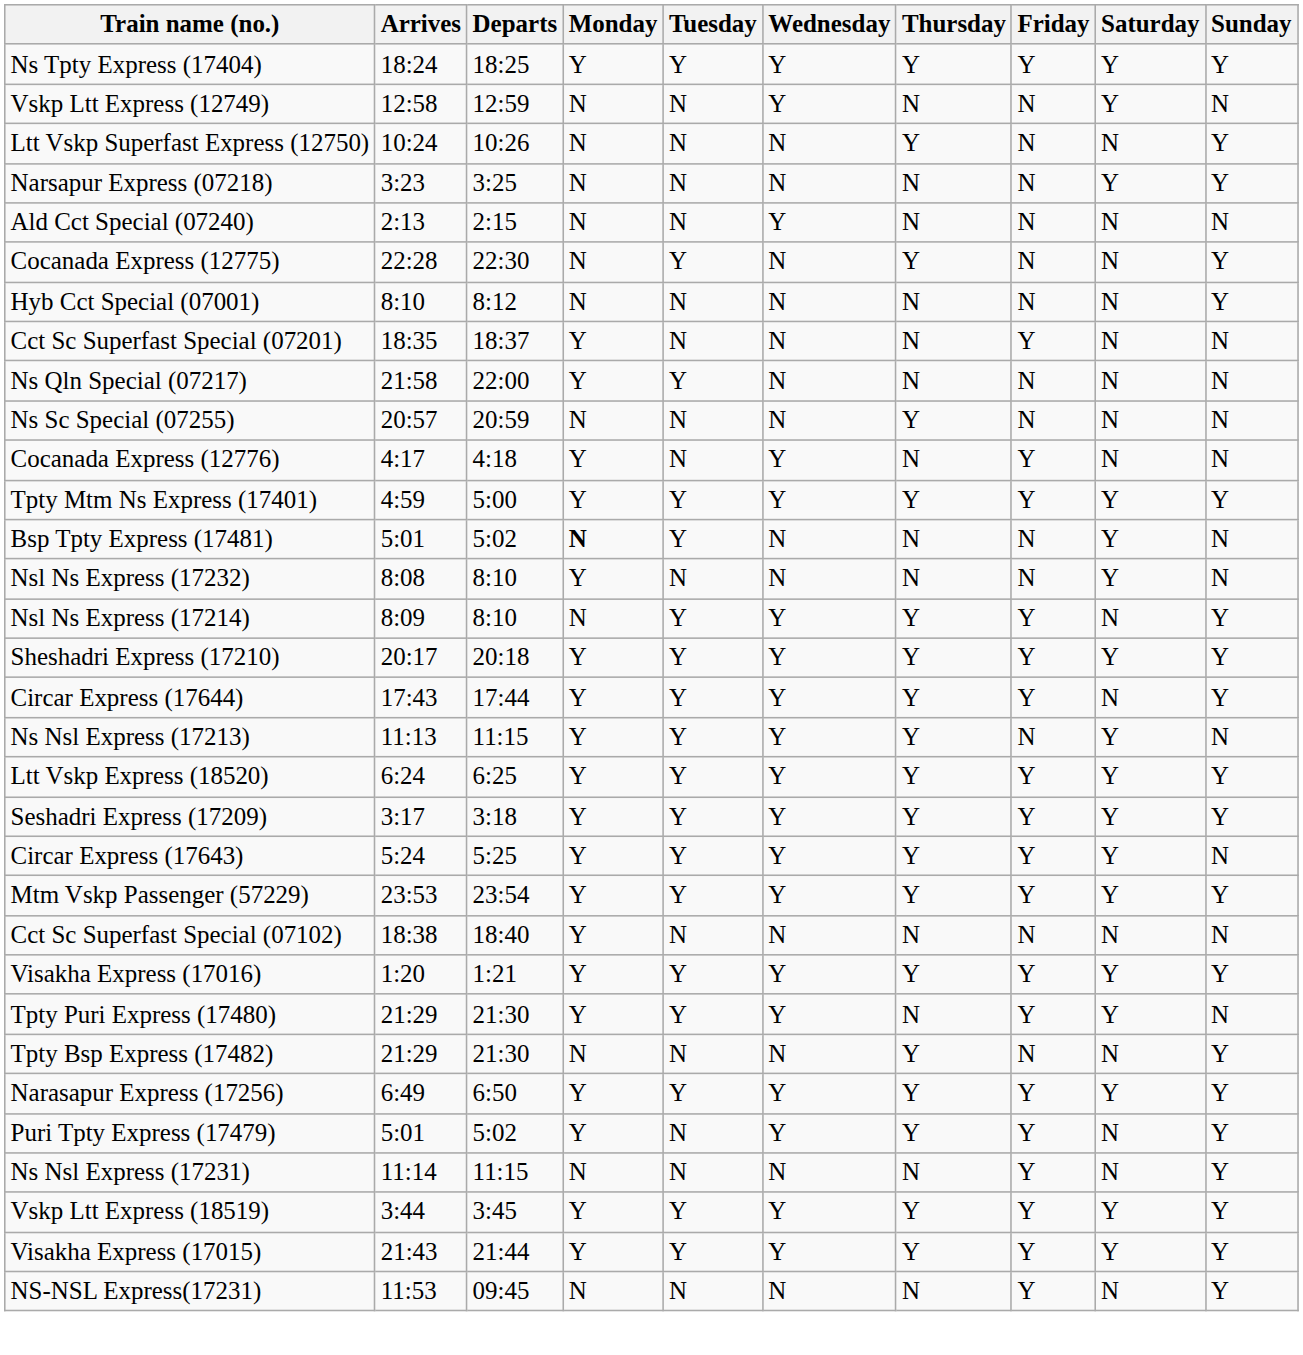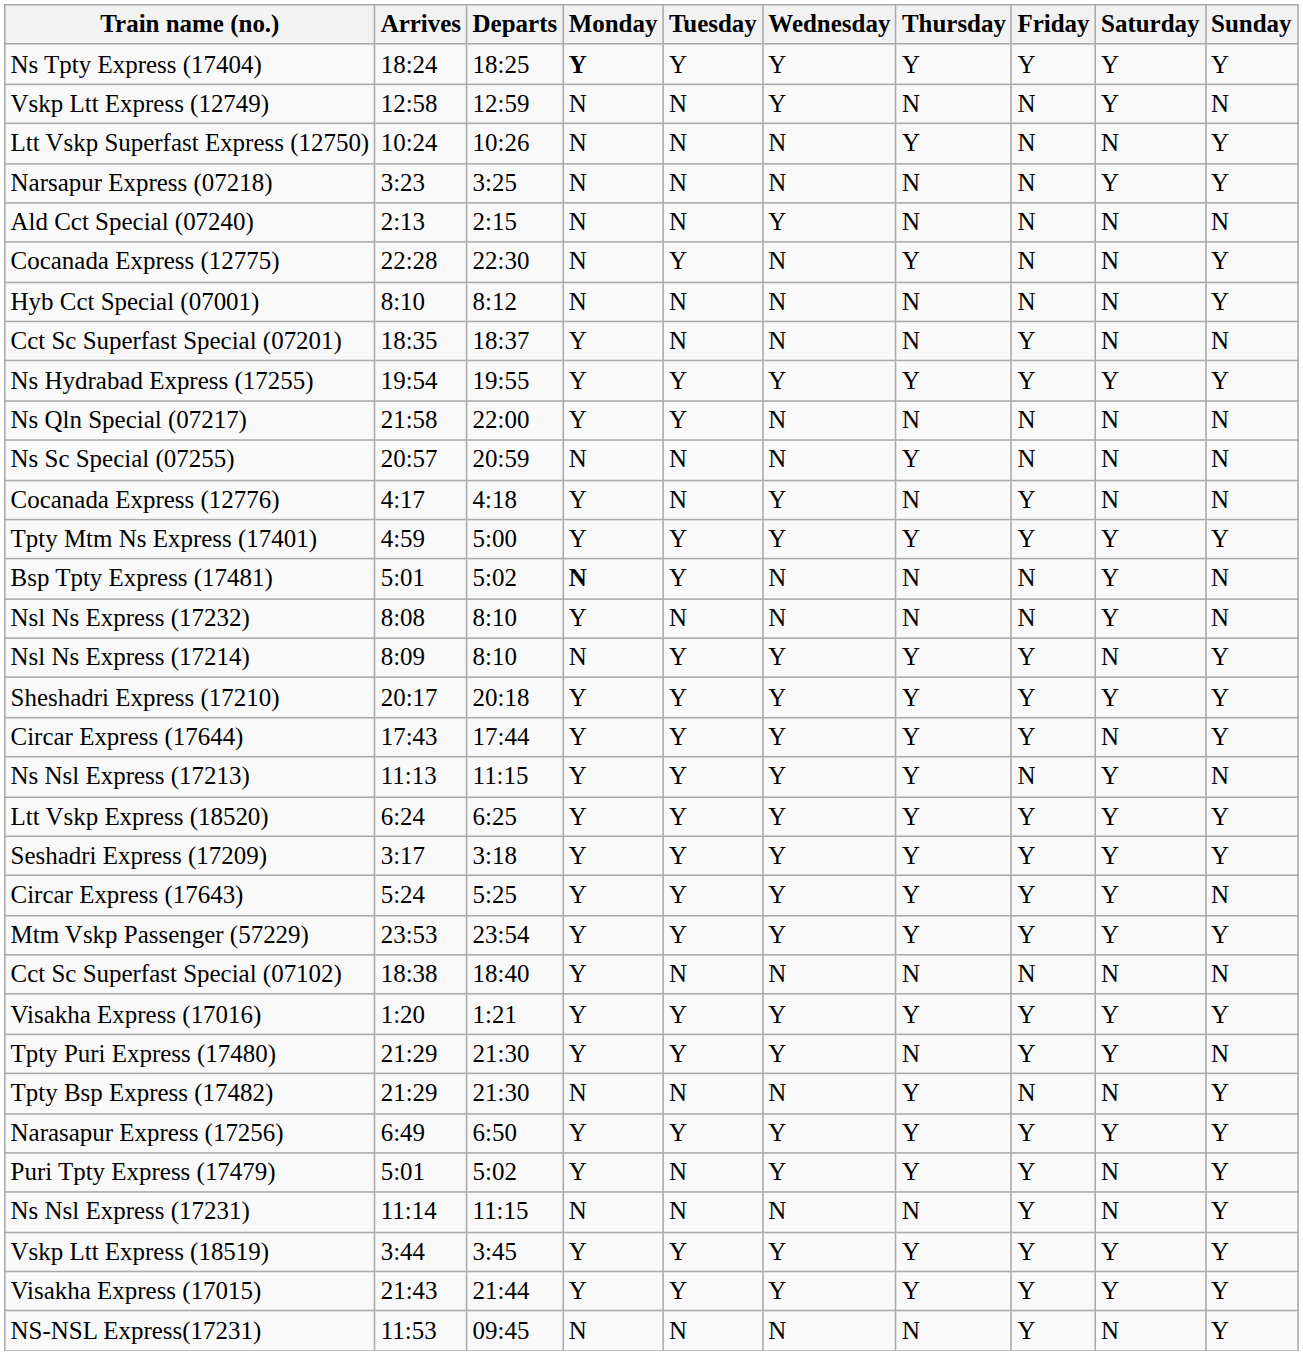(578, 63) normal -> (578, 63) bold
+ row: (162, 380)
